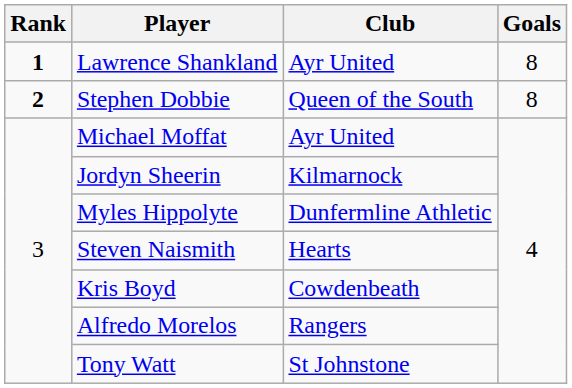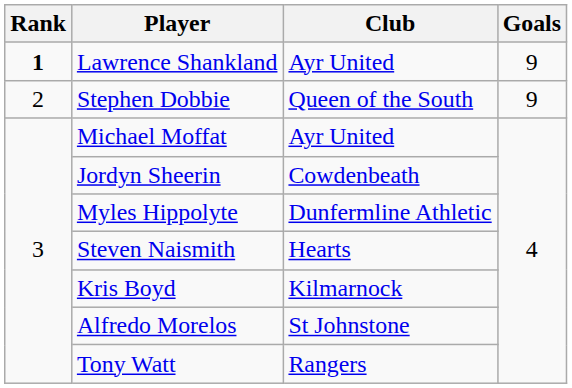(532, 61) 8 -> (532, 61) 9
(38, 99) bold -> (38, 99) normal
(532, 99) 8 -> (532, 99) 9
(345, 174) Kilmarnock -> (354, 174) Cowdenbeath
(354, 288) Cowdenbeath -> (345, 288) Kilmarnock
(328, 325) Rangers -> (349, 325) St Johnstone
(349, 363) St Johnstone -> (328, 363) Rangers
